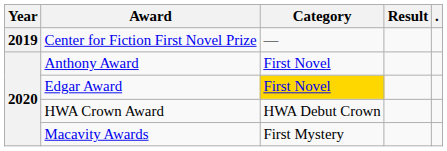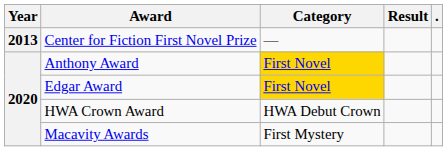(23, 39) 2019 -> (23, 39) 2013
(297, 63) no background -> (297, 63) gold background
